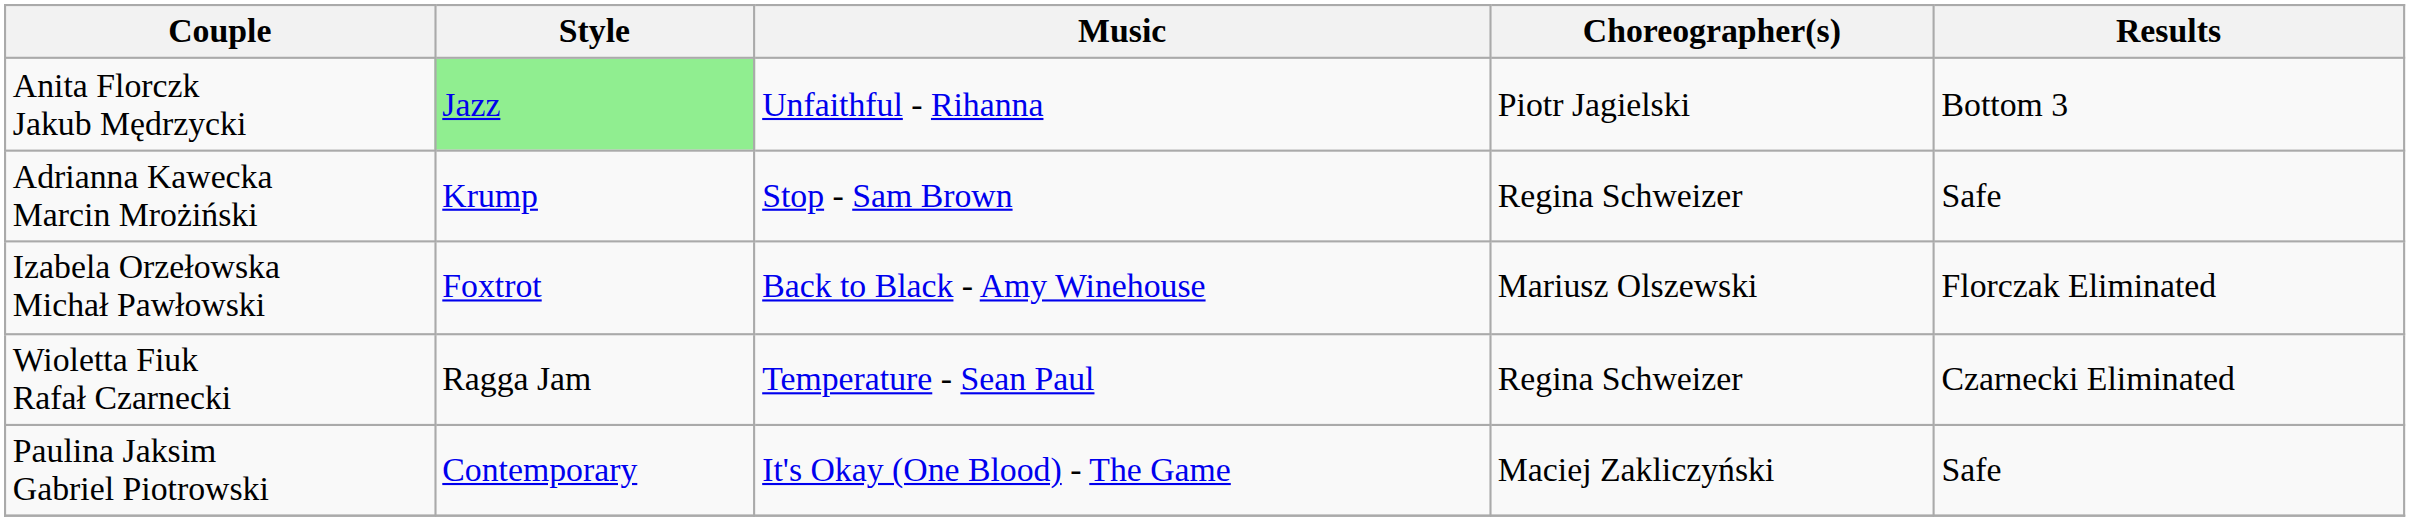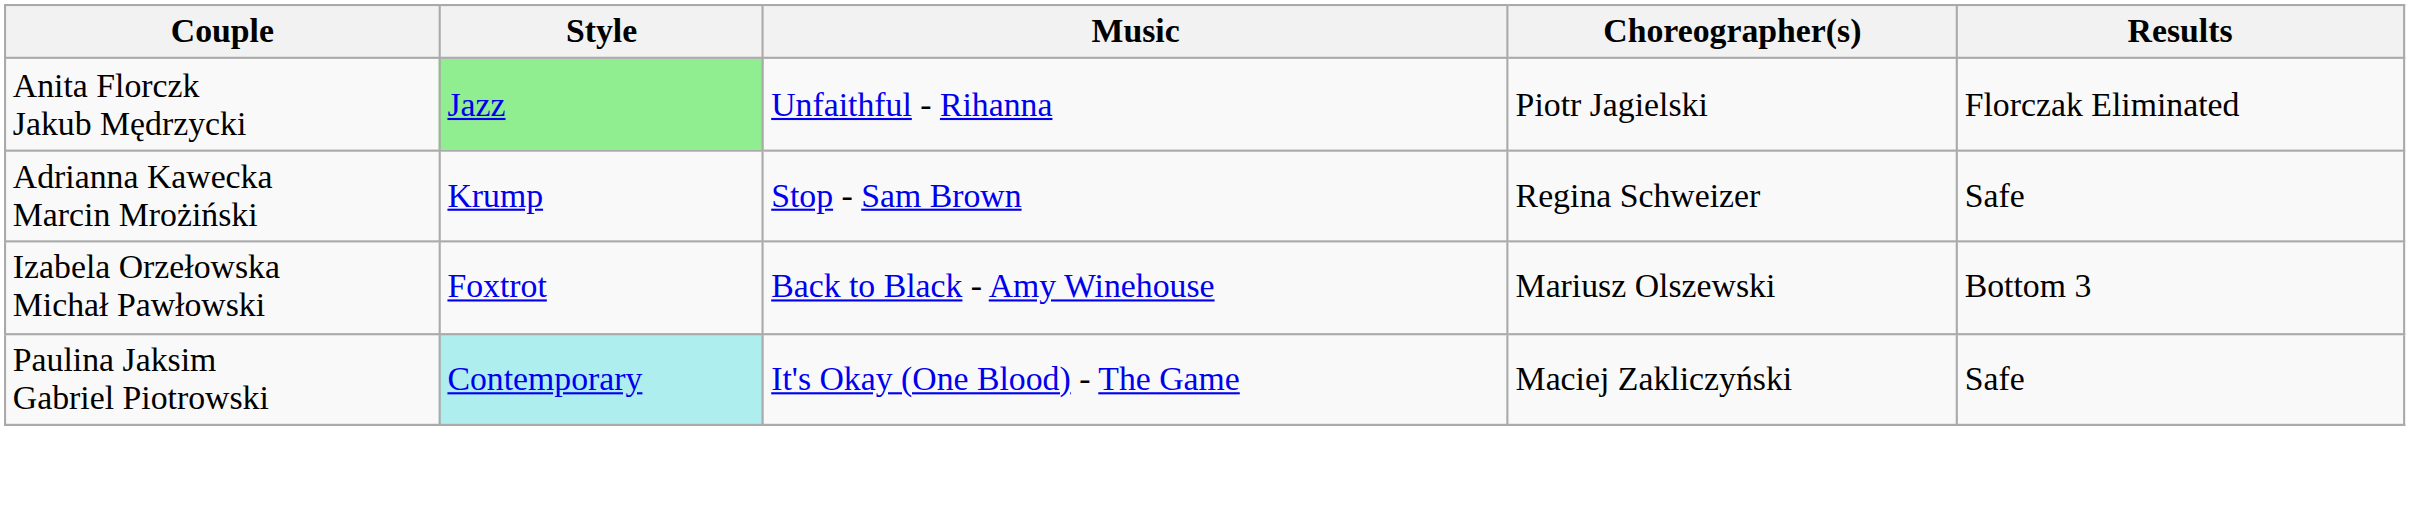(2005, 103) Bottom 3 -> (2102, 103) Florczak Eliminated
(2079, 286) Florczak Eliminated -> (2028, 286) Bottom 3
- row: (122, 378)
(540, 469) no background -> (545, 378) paleturquoise background
